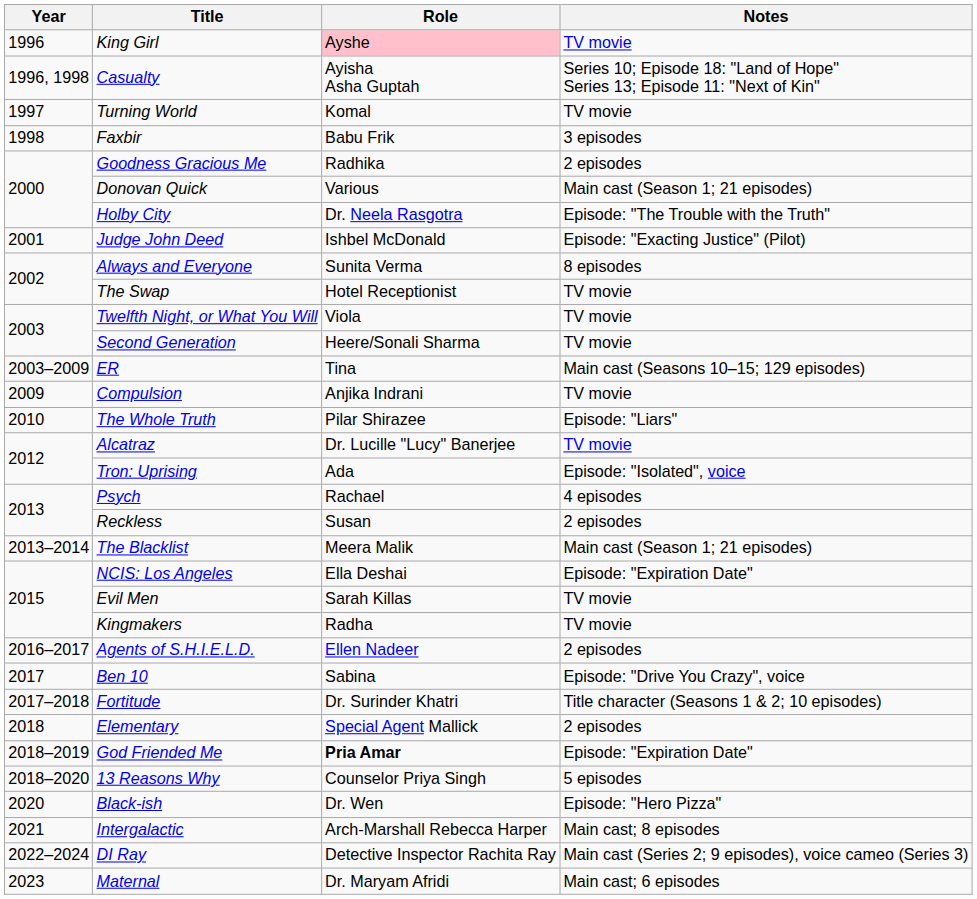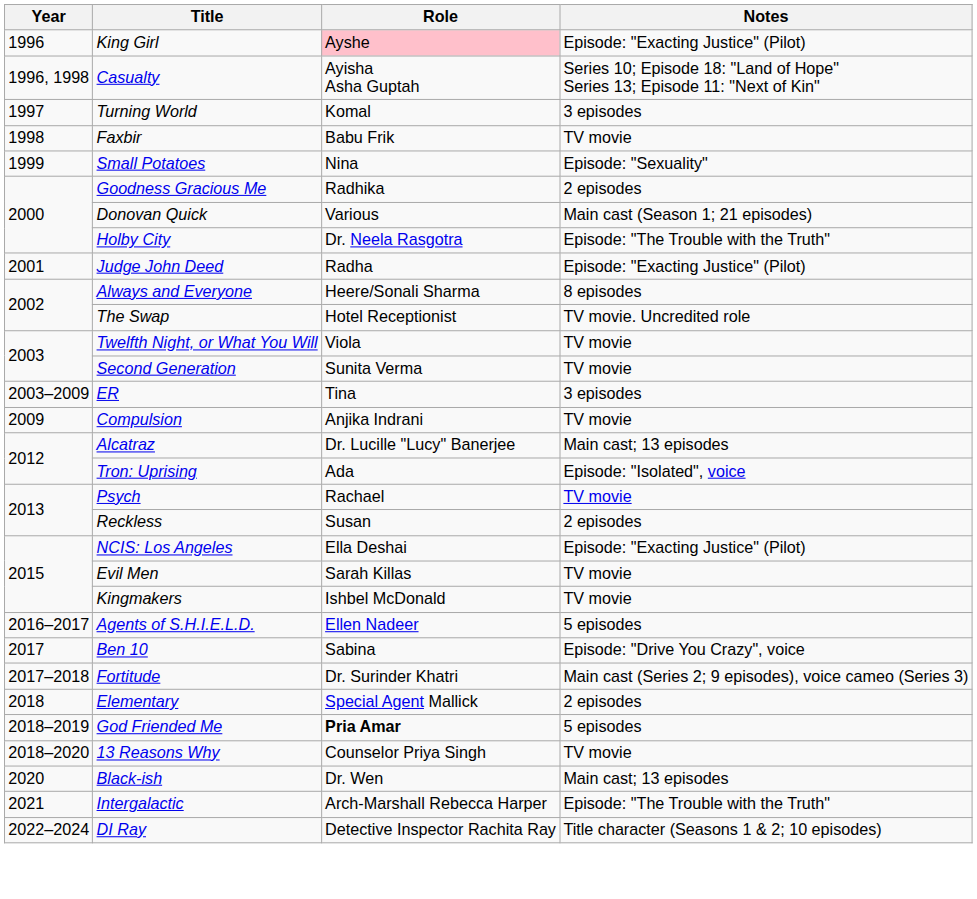(598, 42) TV movie -> (685, 42) Episode: "Exacting Justice" (Pilot)
(598, 112) TV movie -> (602, 112) 3 episodes
(602, 138) 3 episodes -> (598, 138) TV movie
+ row: (151, 163)
(385, 240) Ishbel McDonald -> (349, 266) Radha
(374, 266) Sunita Verma -> (402, 291) Heere/Sonali Sharma
(598, 291) TV movie -> (657, 317) TV movie. Uncredited role
(402, 343) Heere/Sonali Sharma -> (374, 368) Sunita Verma
(714, 368) Main cast (Seasons 10–15; 129 episodes) -> (602, 394) 3 episodes
- row: (156, 419)
(598, 445) TV movie -> (646, 445) Main cast; 13 episodes
(602, 496) 4 episodes -> (598, 496) TV movie
- row: (142, 548)
(658, 573) Episode: "Expiration Date" -> (685, 548) Episode: "Exacting Justice" (Pilot)
(349, 624) Radha -> (385, 599) Ishbel McDonald
(602, 650) 2 episodes -> (602, 624) 5 episodes
(723, 701) Title character (Seasons 1 & 2; 10 episodes) -> (766, 676) Main cast (Series 2; 9 episodes), voice cameo (Series 3)
(658, 753) Episode: "Expiration Date" -> (602, 727) 5 episodes
(602, 778) 5 episodes -> (598, 753) TV movie
(642, 804) Episode: "Hero Pizza" -> (646, 778) Main cast; 13 episodes
(642, 829) Main cast; 8 episodes -> (697, 804) Episode: "The Trouble with the Truth"
(766, 855) Main cast (Series 2; 9 episodes), voice cameo (Series 3) -> (723, 829) Title character (Seasons 1 & 2; 10 episodes)
- row: (128, 881)
